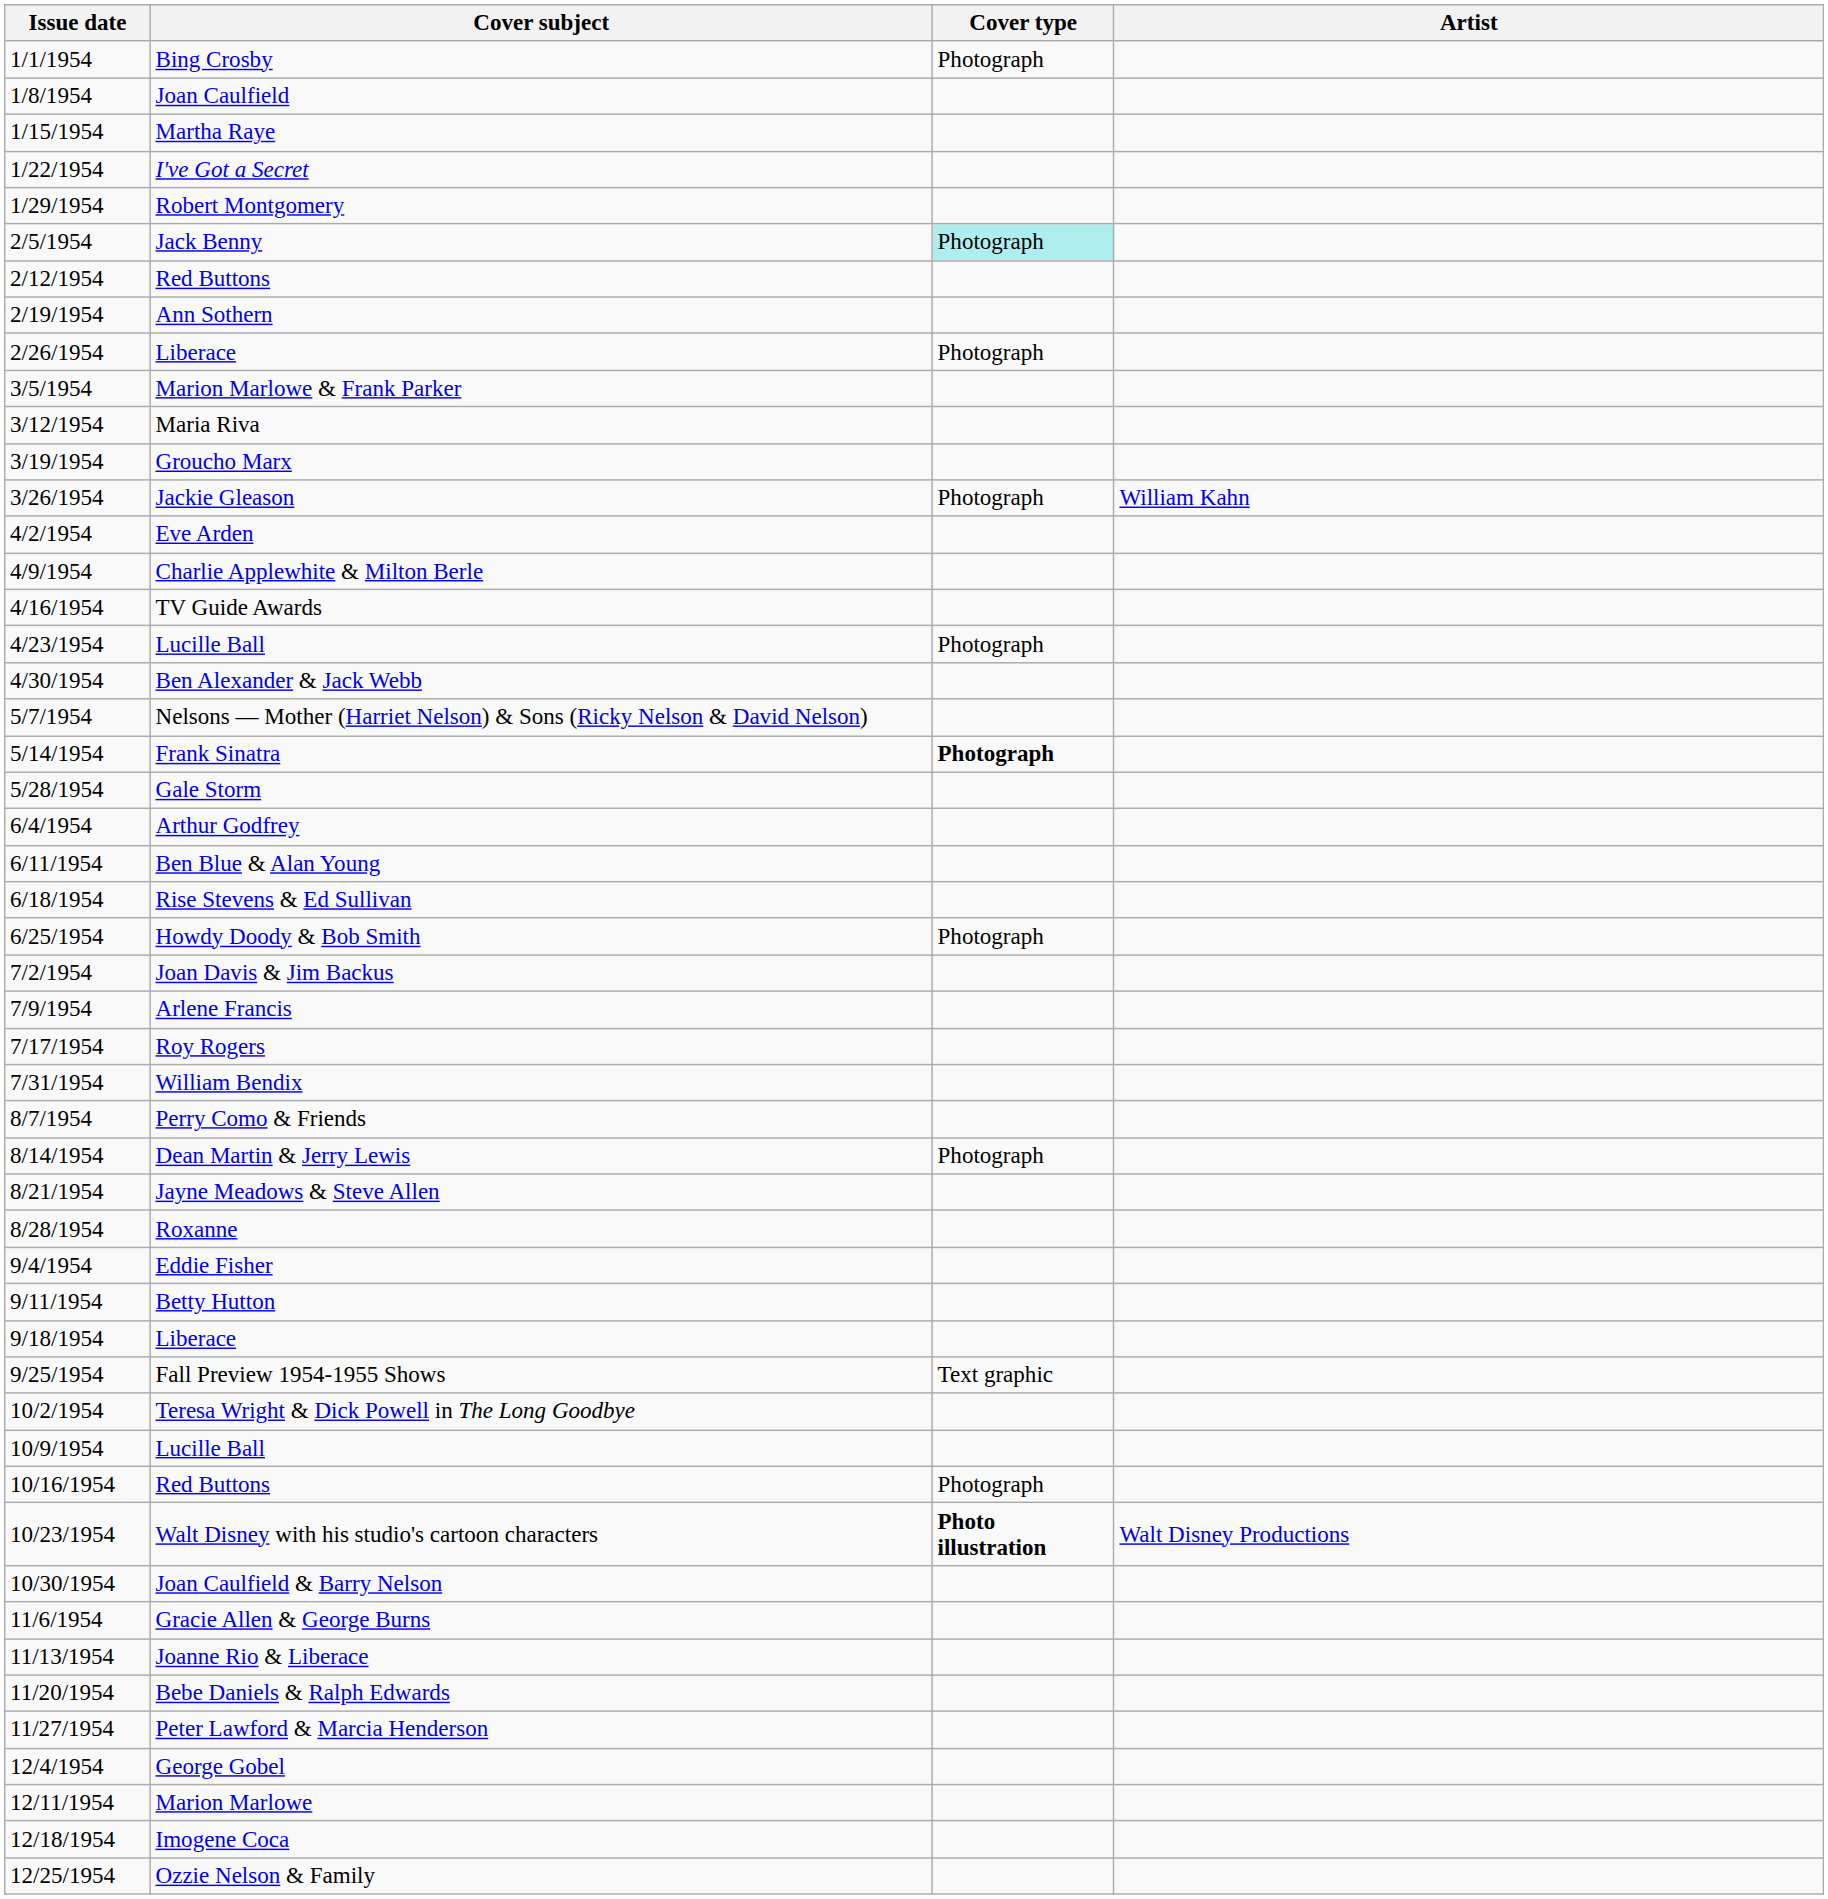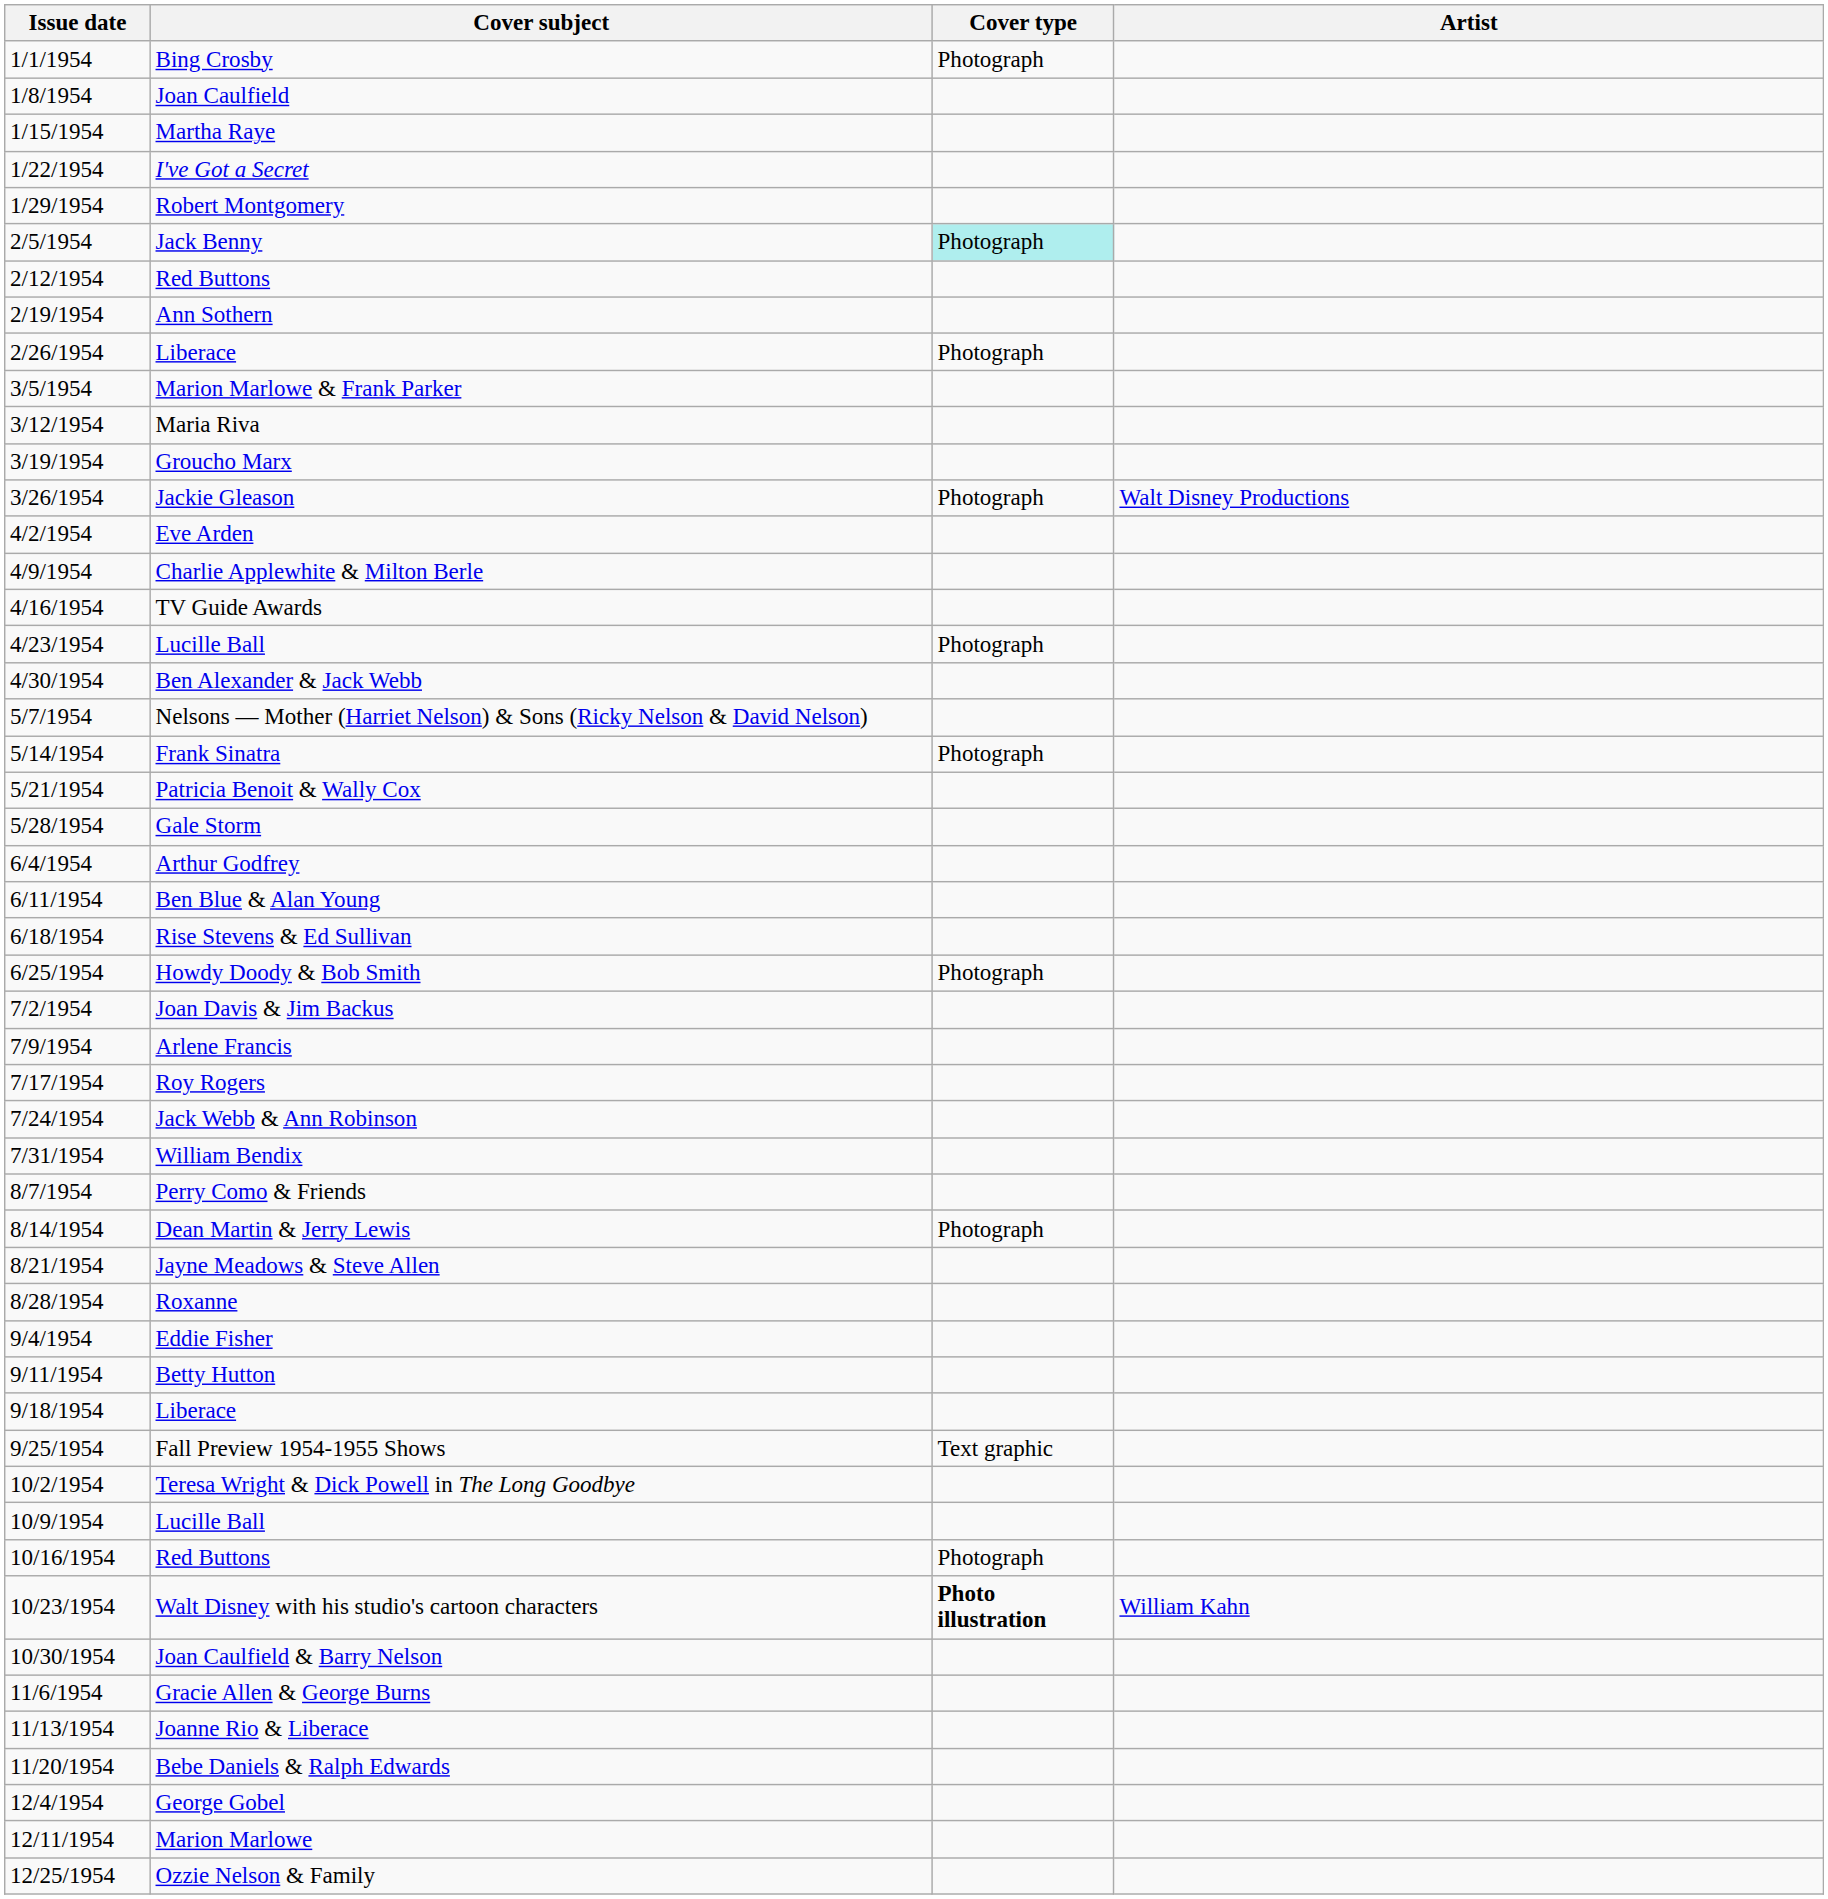(1185, 497) William Kahn -> (1234, 497) Walt Disney Productions
(996, 753) bold -> (991, 753) normal
+ row: (57, 790)
+ row: (57, 1118)
(1234, 1533) Walt Disney Productions -> (1185, 1606) William Kahn
- row: (62, 1729)
- row: (63, 1839)
